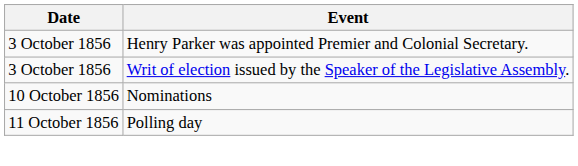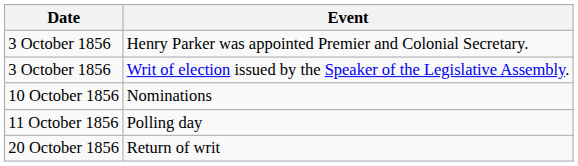+ row: (173, 148)
